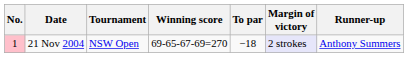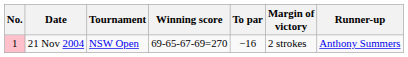(248, 44) −18 -> (248, 44) −16
(287, 44) lavender background -> (287, 44) no background
